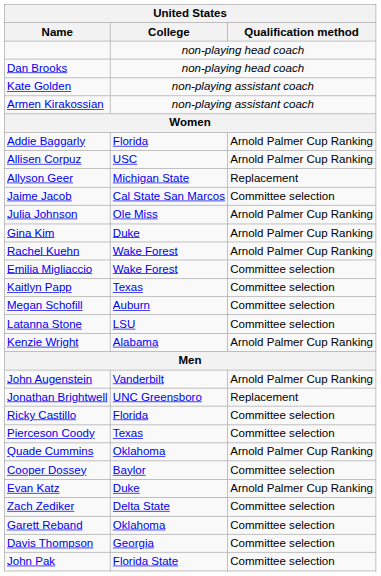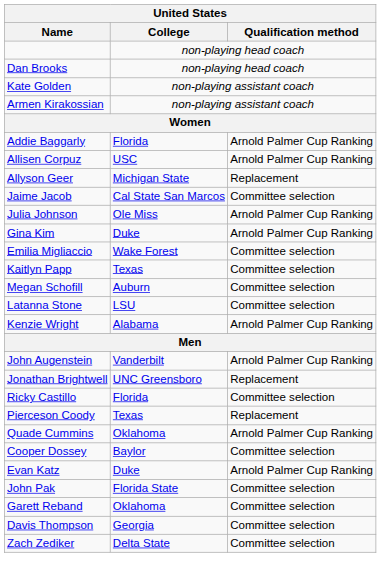- row: (43, 251)
(282, 433) Committee selection -> (264, 415) Replacement
rows swapped: (31, 561) <-> (41, 506)
